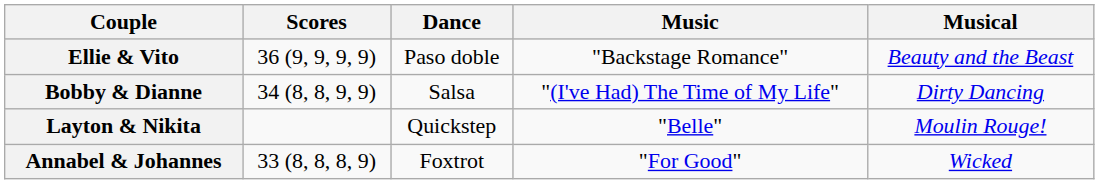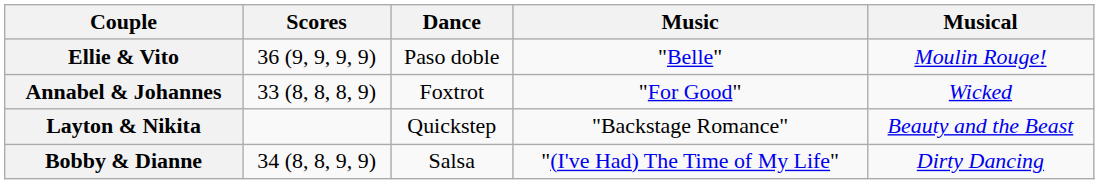(690, 56) "Backstage Romance" -> (690, 56) "Belle"
(980, 56) Beauty and the Beast -> (980, 56) Moulin Rouge!
rows swapped: (124, 160) <-> (124, 91)
(690, 126) "Belle" -> (690, 126) "Backstage Romance"
(980, 126) Moulin Rouge! -> (980, 126) Beauty and the Beast
